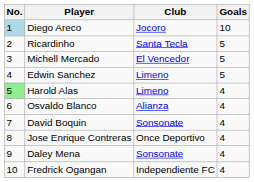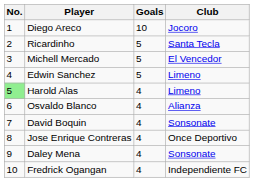columns swapped: (175, 12) <-> (233, 12)
(9, 28) lightblue background -> (9, 28) no background
